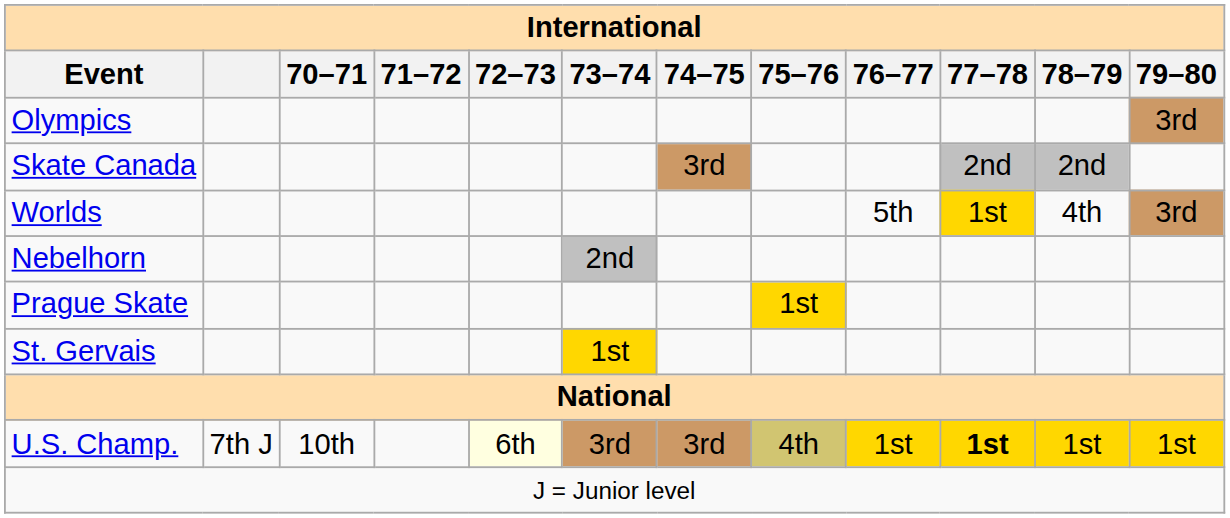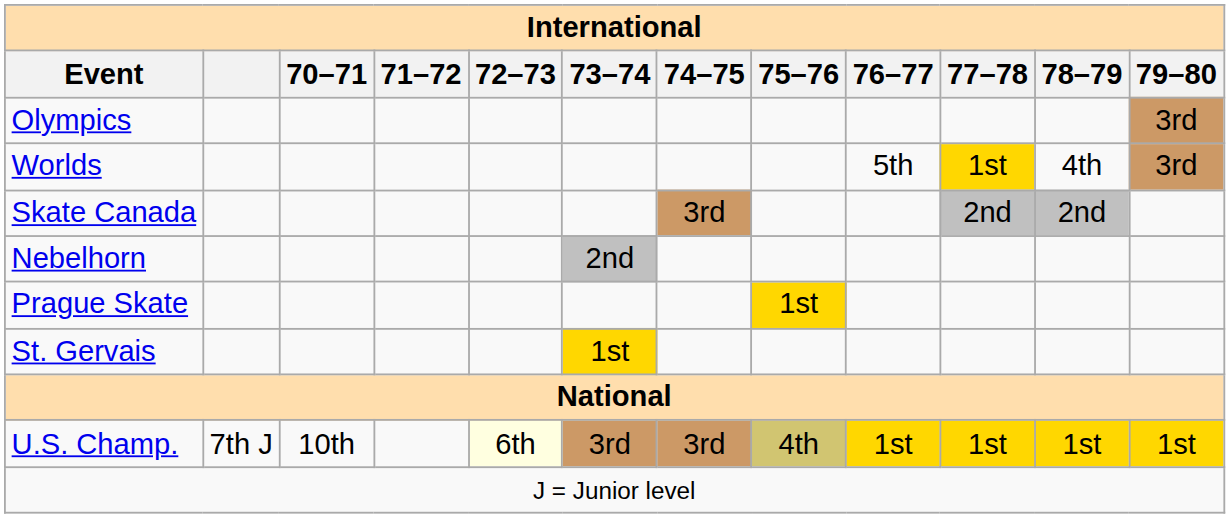rows swapped: (57, 212) <-> (104, 166)
(988, 443) bold -> (988, 443) normal
